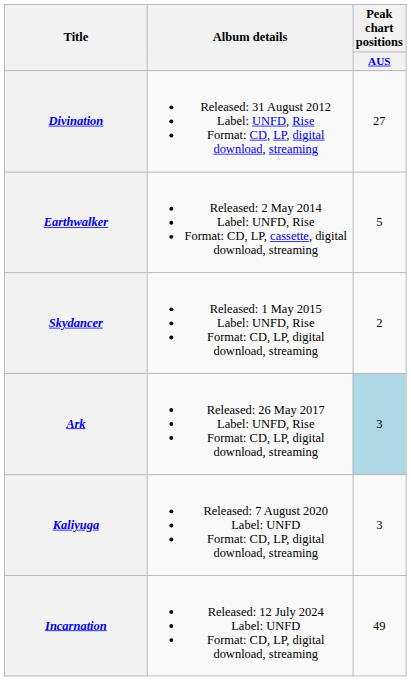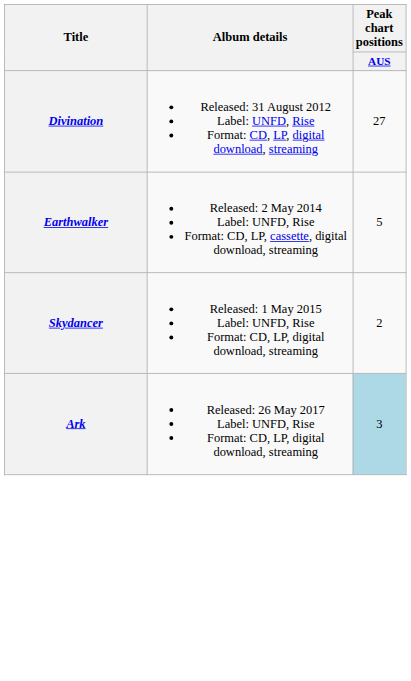- row: (76, 525)
- row: (76, 625)
